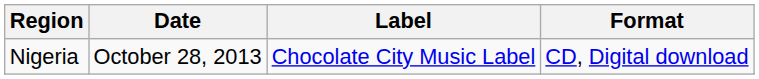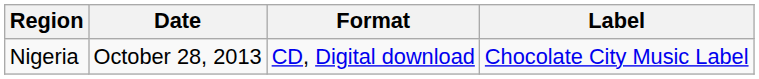columns swapped: (647, 21) <-> (403, 21)
